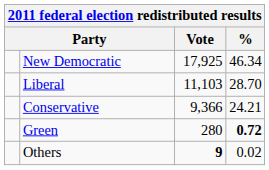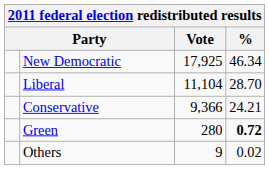(203, 84) 11,103 -> (203, 84) 11,104
(219, 152) bold -> (219, 152) normal
